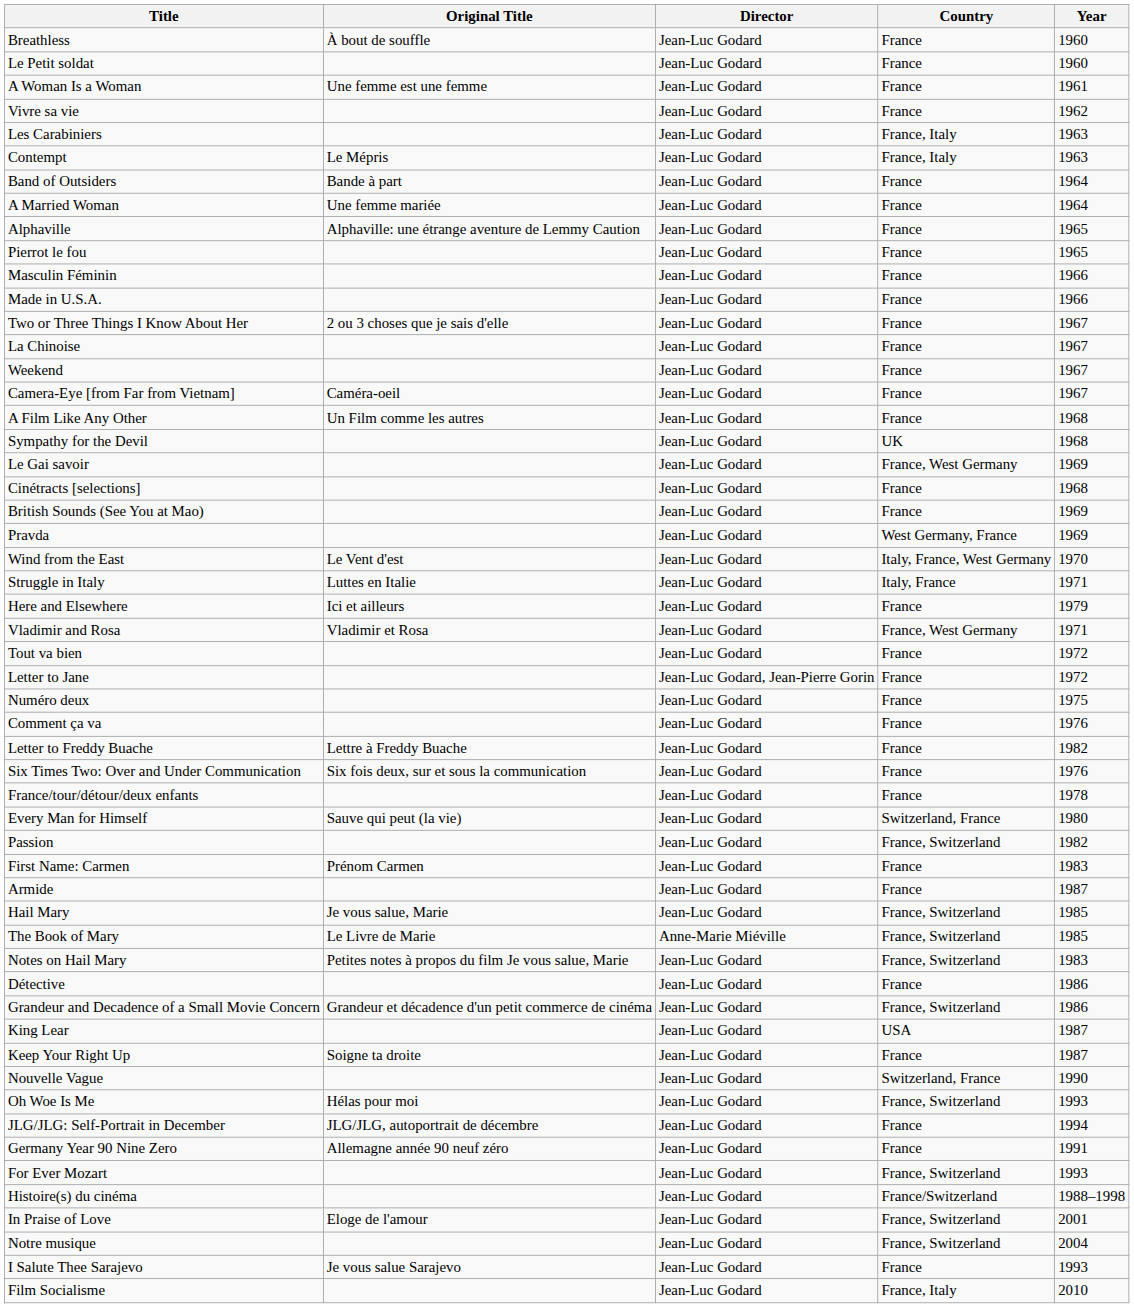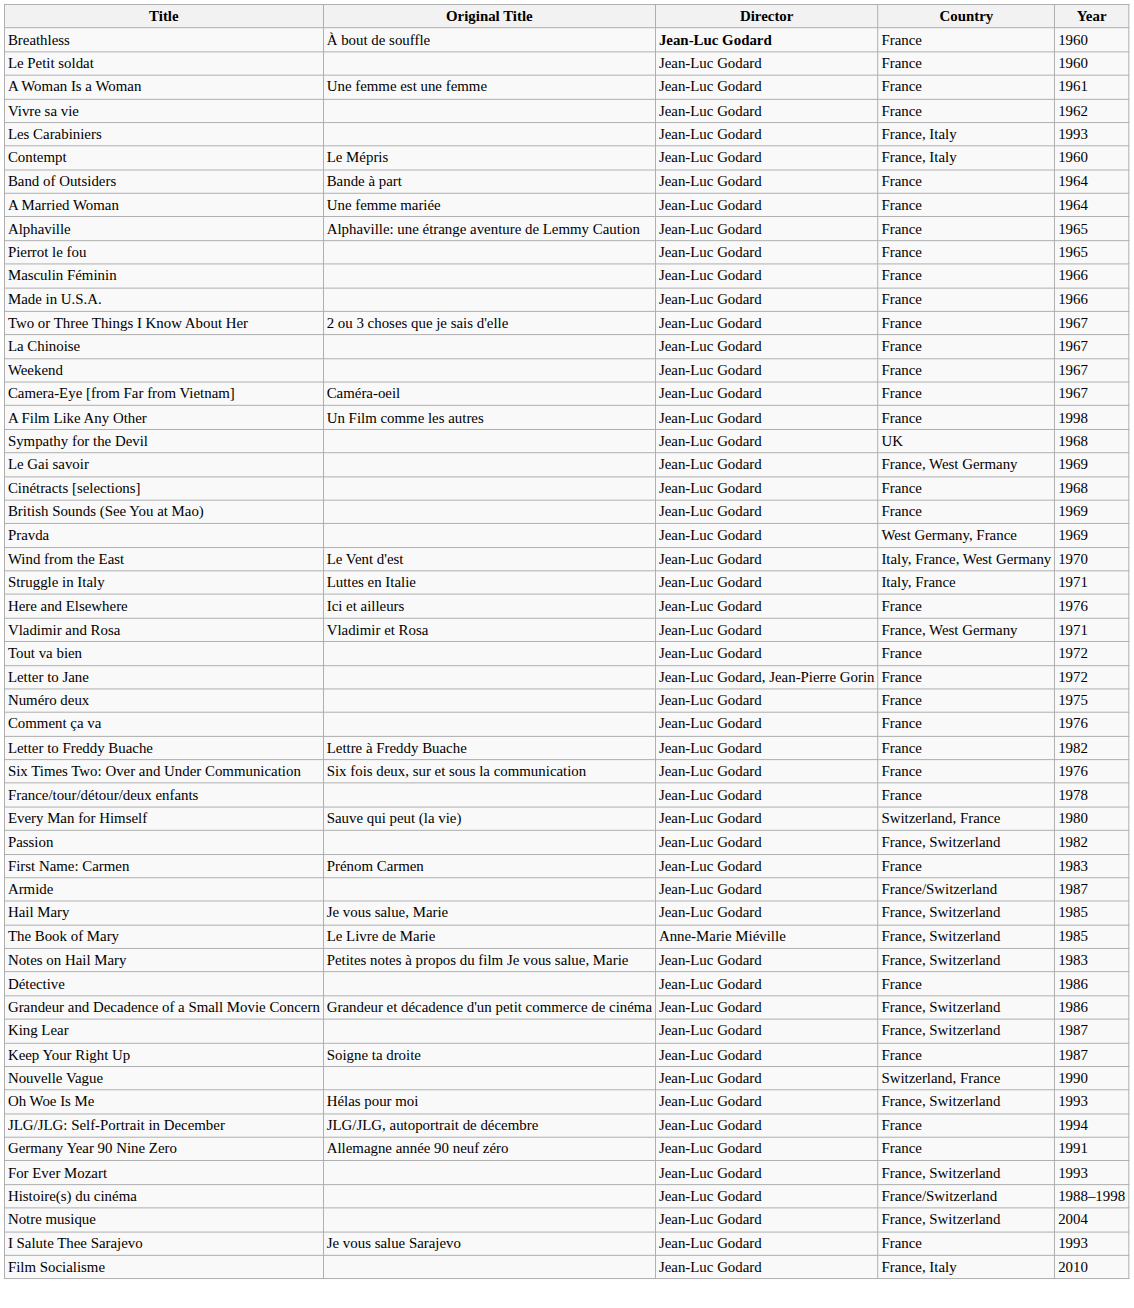(710, 39) normal -> (715, 39) bold
(1073, 134) 1963 -> (1073, 134) 1993
(1073, 157) 1963 -> (1073, 157) 1960
(1073, 417) 1968 -> (1073, 417) 1998
(1073, 606) 1979 -> (1073, 606) 1976
(902, 889) France -> (939, 889) France/Switzerland
(896, 1031) USA -> (941, 1031) France, Switzerland
- row: (59, 1219)
